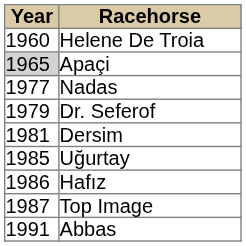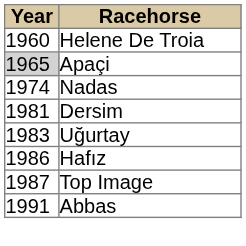(28, 87) 1977 -> (28, 87) 1974
- row: (107, 111)
(28, 158) 1985 -> (28, 135) 1983
